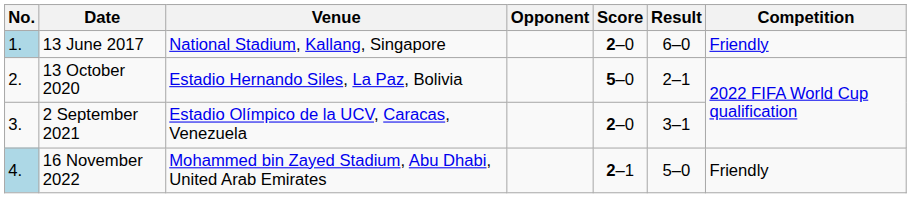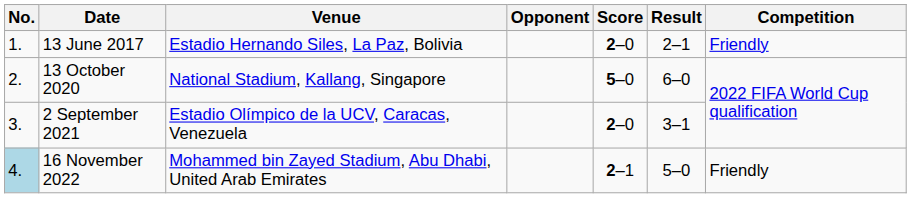(15, 44) lightblue background -> (15, 44) no background
(308, 44) National Stadium, Kallang, Singapore -> (316, 44) Estadio Hernando Siles, La Paz, Bolivia
(676, 44) 6–0 -> (676, 44) 2–1
(316, 79) Estadio Hernando Siles, La Paz, Bolivia -> (308, 79) National Stadium, Kallang, Singapore
(676, 79) 2–1 -> (676, 79) 6–0
